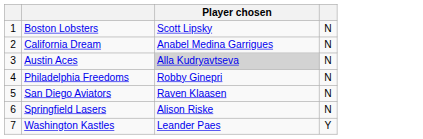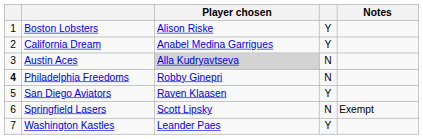+ column: (378, 12)
(185, 28) Scott Lipsky -> (185, 28) Alison Riske
(328, 28) N -> (328, 28) Y
(328, 45) N -> (328, 45) Y
(13, 77) normal -> (13, 77) bold
(328, 93) N -> (328, 93) Y
(185, 110) Alison Riske -> (185, 110) Scott Lipsky
